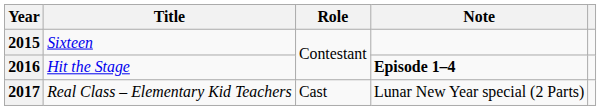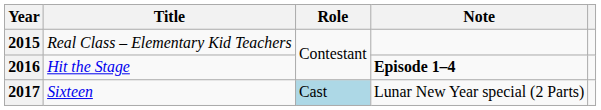(70, 42) Sixteen -> (169, 42) Real Class – Elementary Kid Teachers
(169, 92) Real Class – Elementary Kid Teachers -> (70, 92) Sixteen
(313, 92) no background -> (313, 92) lightblue background
